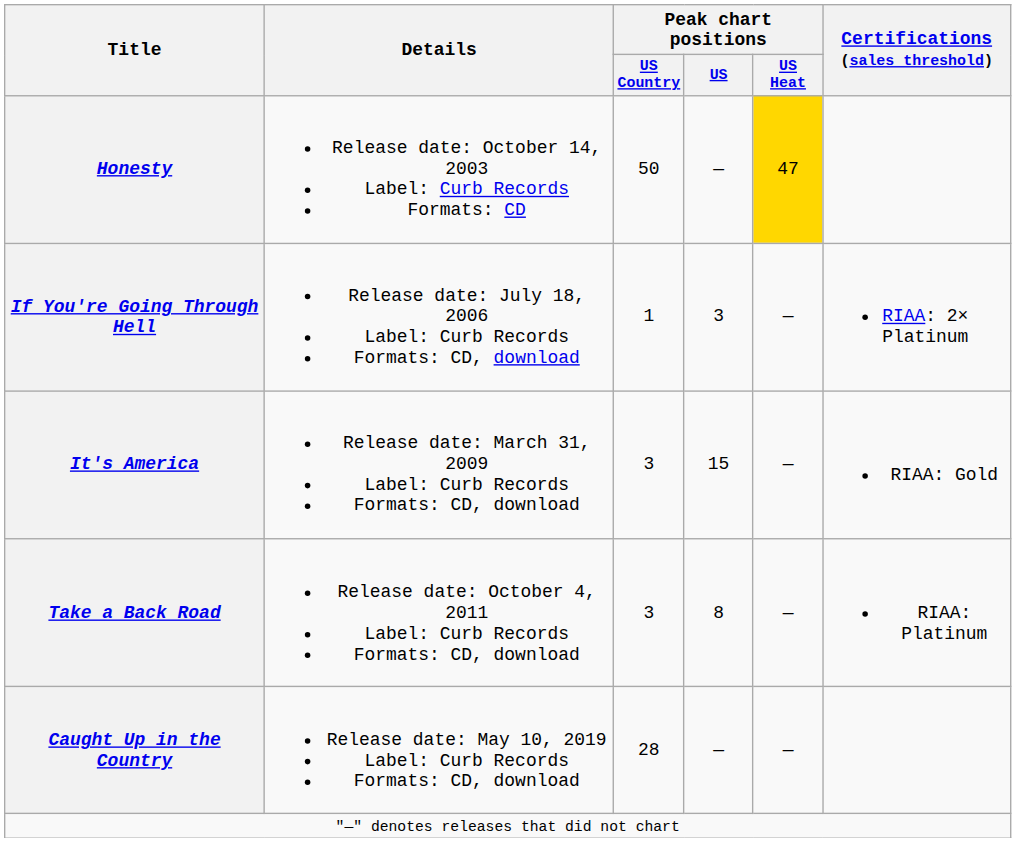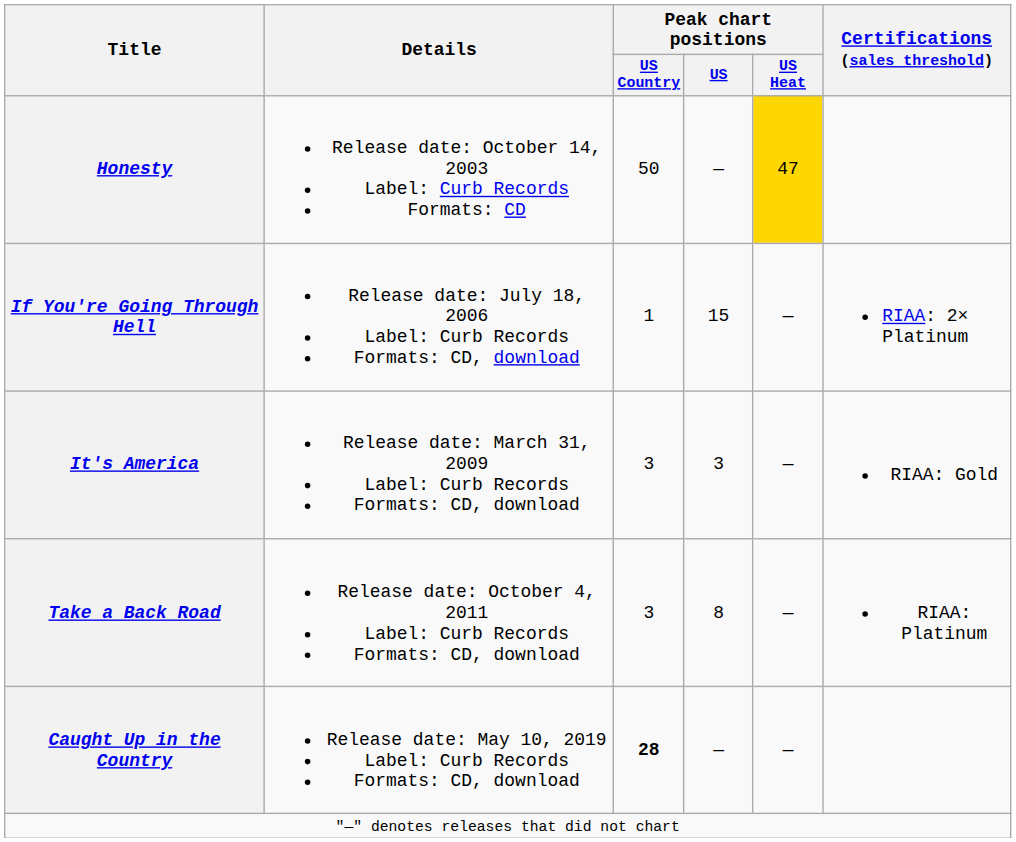(719, 317) 3 -> (719, 317) 15
(719, 465) 15 -> (719, 465) 3
(649, 750) normal -> (649, 750) bold
